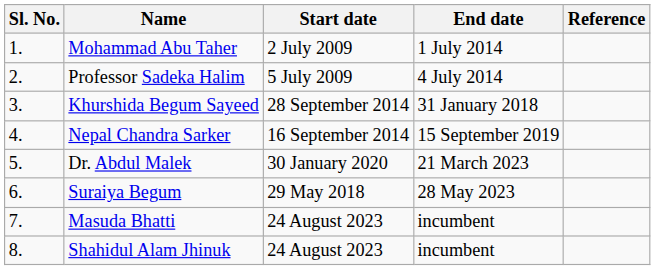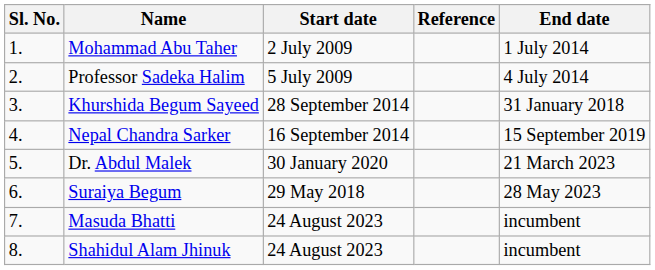columns swapped: (488, 18) <-> (607, 18)
